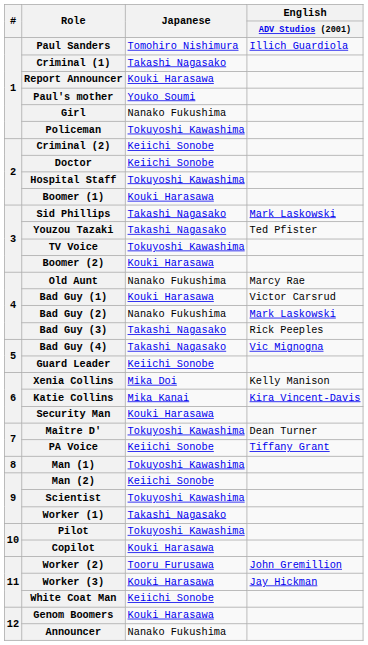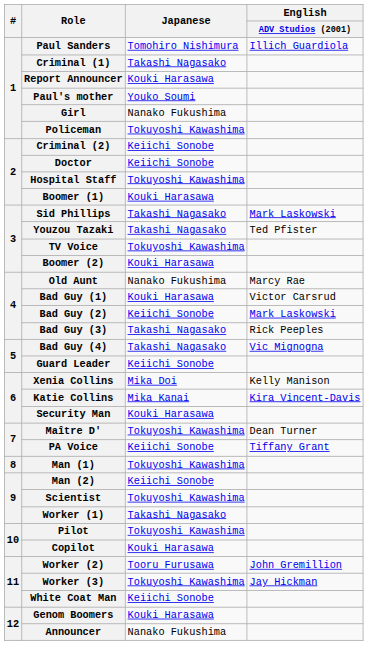(177, 314) Nanako Fukushima -> (171, 314) Keiichi Sonobe
(171, 582) Kouki Harasawa -> (186, 582) Tokuyoshi Kawashima
